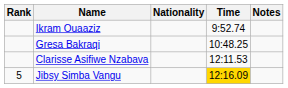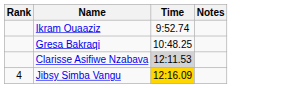- column: (179, 12)
(228, 60) no background -> (173, 60) lightgrey background
(19, 76) 5 -> (19, 76) 4
